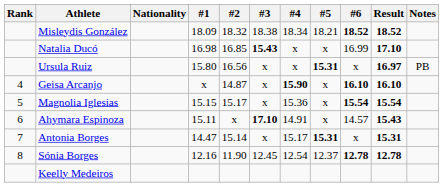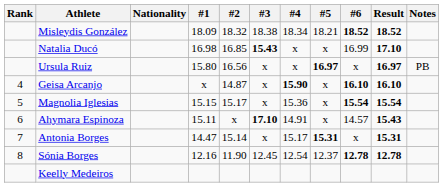(325, 66) 15.31 -> (325, 66) 16.97
